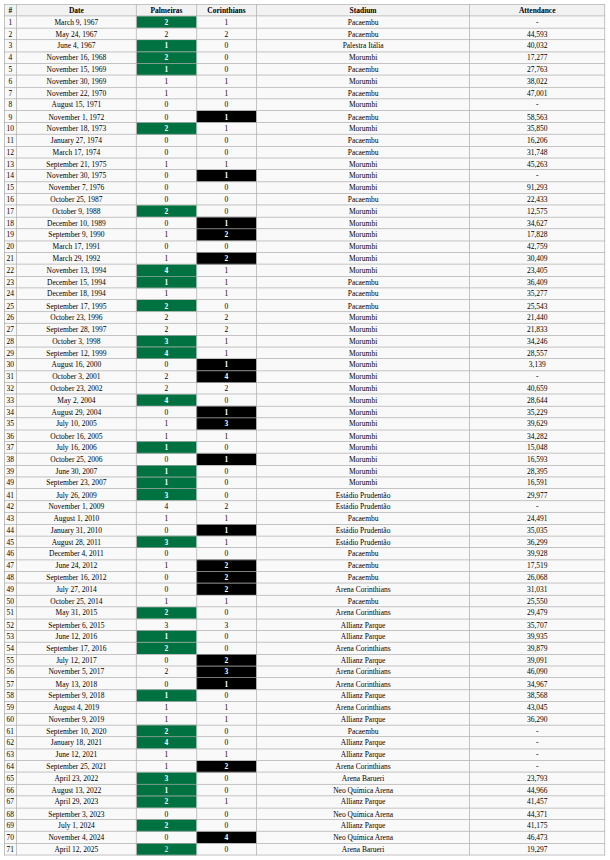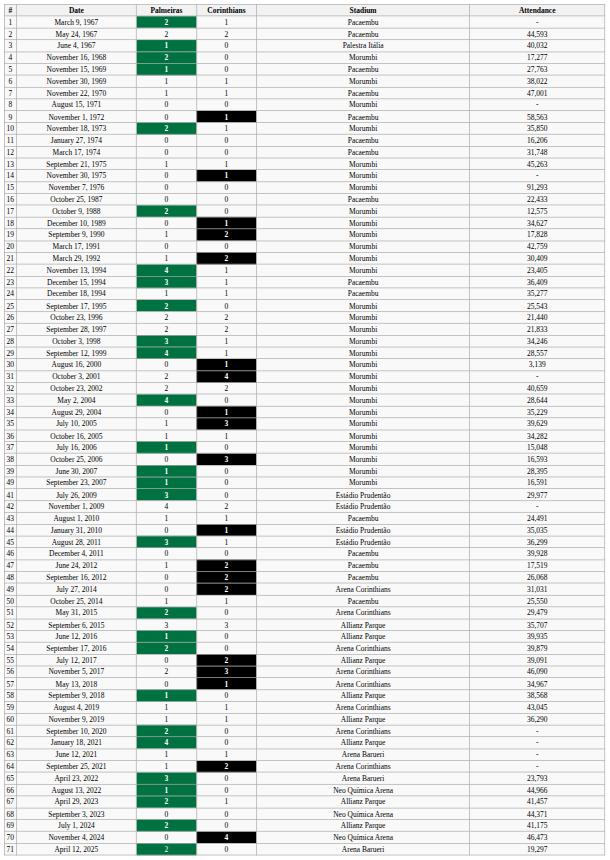(166, 282) 1 -> (166, 282) 3
(363, 306) Pacaembu -> (363, 306) Morumbi
(226, 459) 1 -> (226, 459) 3
(363, 731) Pacaembu -> (363, 731) Arena Corinthians
(363, 755) Allianz Parque -> (363, 755) Arena Barueri
